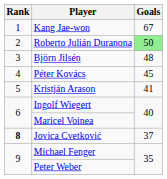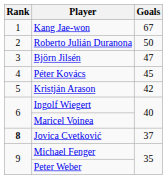(148, 43) lightgreen background -> (148, 43) no background
(148, 58) 48 -> (148, 58) 47
(148, 89) 41 -> (148, 89) 42
